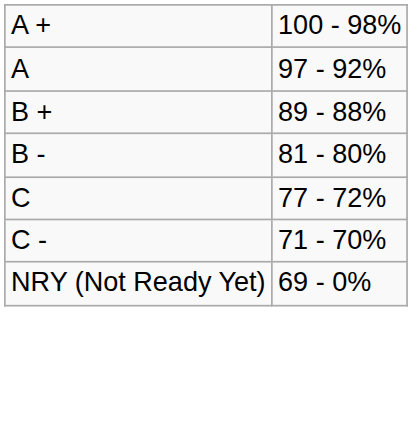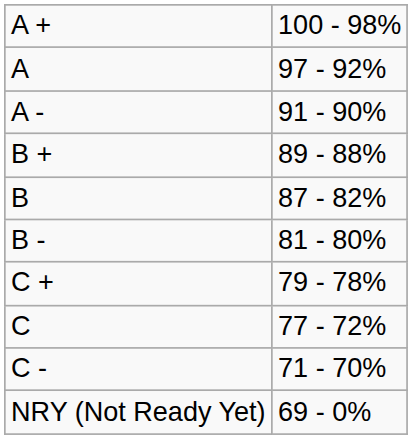+ row: (28, 111)
+ row: (20, 197)
+ row: (32, 283)
